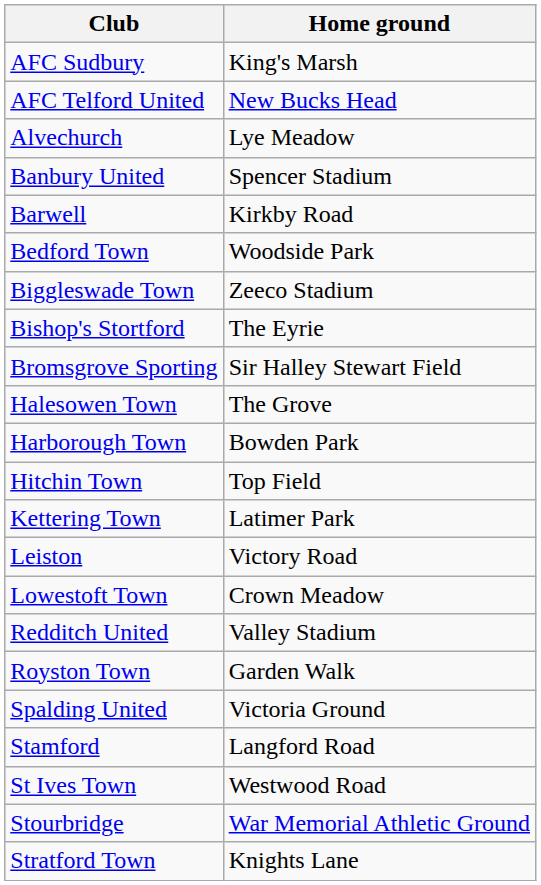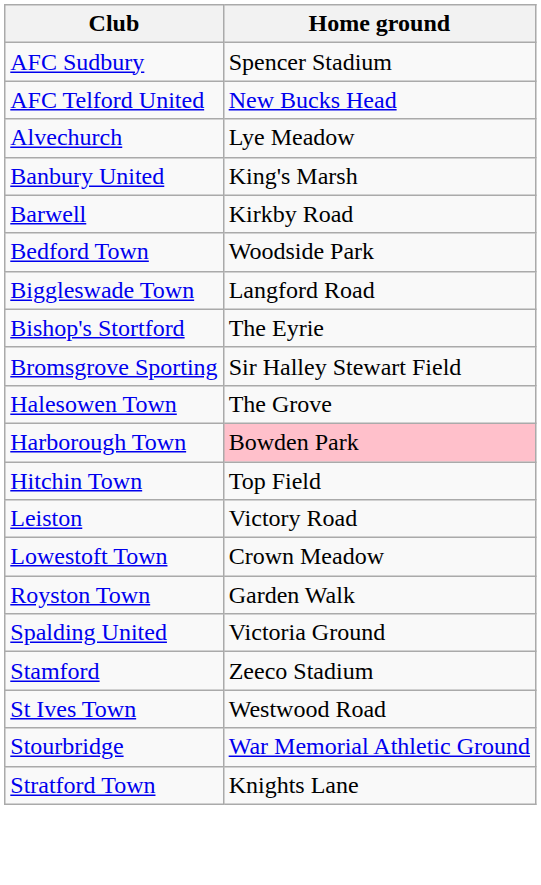(293, 61) King's Marsh -> (310, 61) Spencer Stadium
(310, 175) Spencer Stadium -> (293, 175) King's Marsh
(301, 289) Zeeco Stadium -> (302, 289) Langford Road
(294, 442) no background -> (294, 442) pink background
- row: (86, 518)
- row: (89, 632)
(302, 746) Langford Road -> (301, 670) Zeeco Stadium
